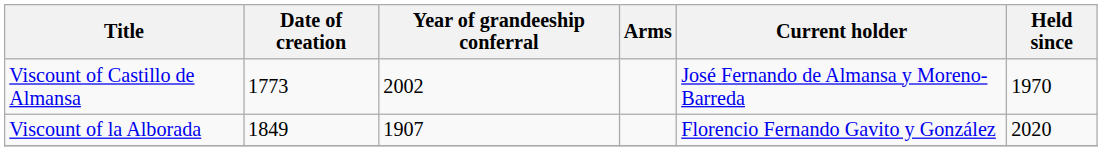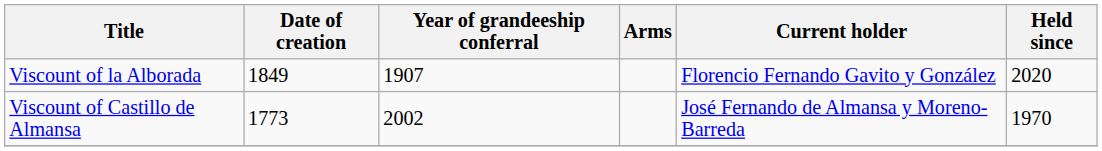rows swapped: (105, 129) <-> (102, 86)
